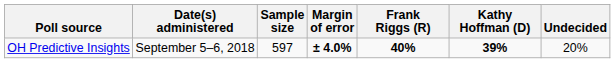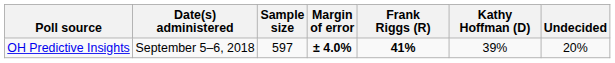(403, 48) 40% -> (403, 48) 41%
(495, 48) bold -> (495, 48) normal
